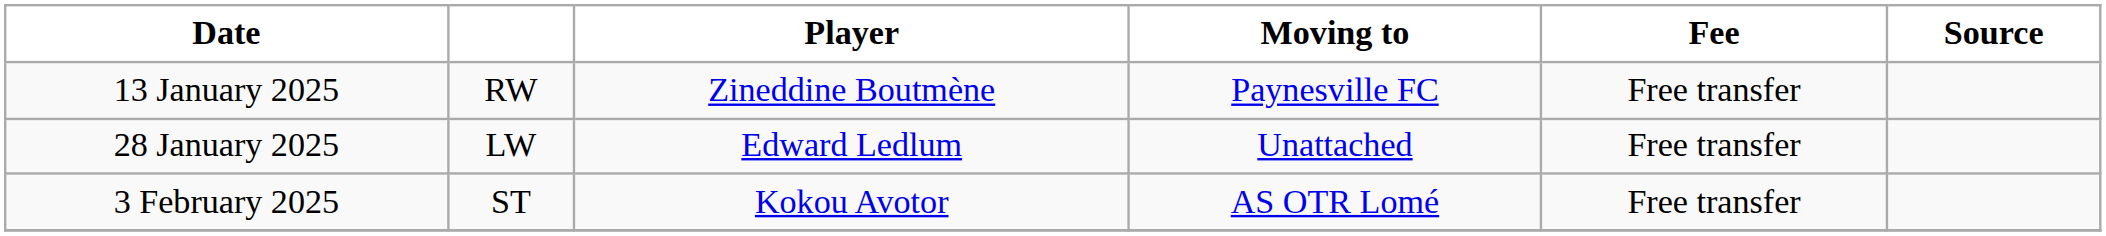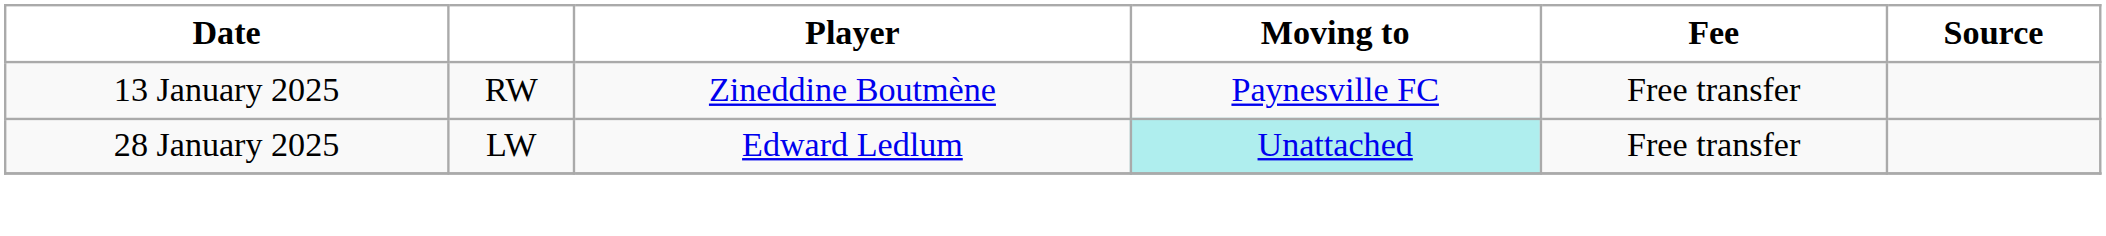(1335, 145) no background -> (1335, 145) paleturquoise background
- row: (226, 201)
